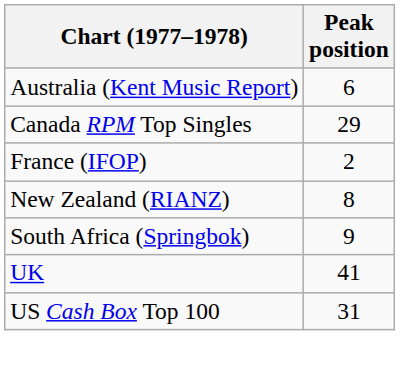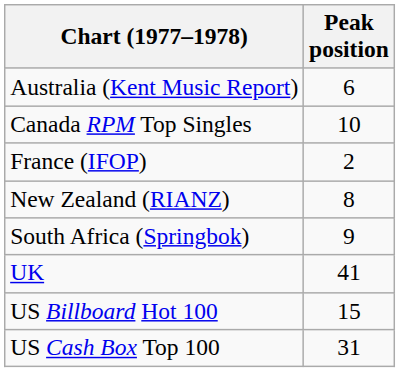(349, 124) 29 -> (349, 124) 10
+ row: (114, 310)
